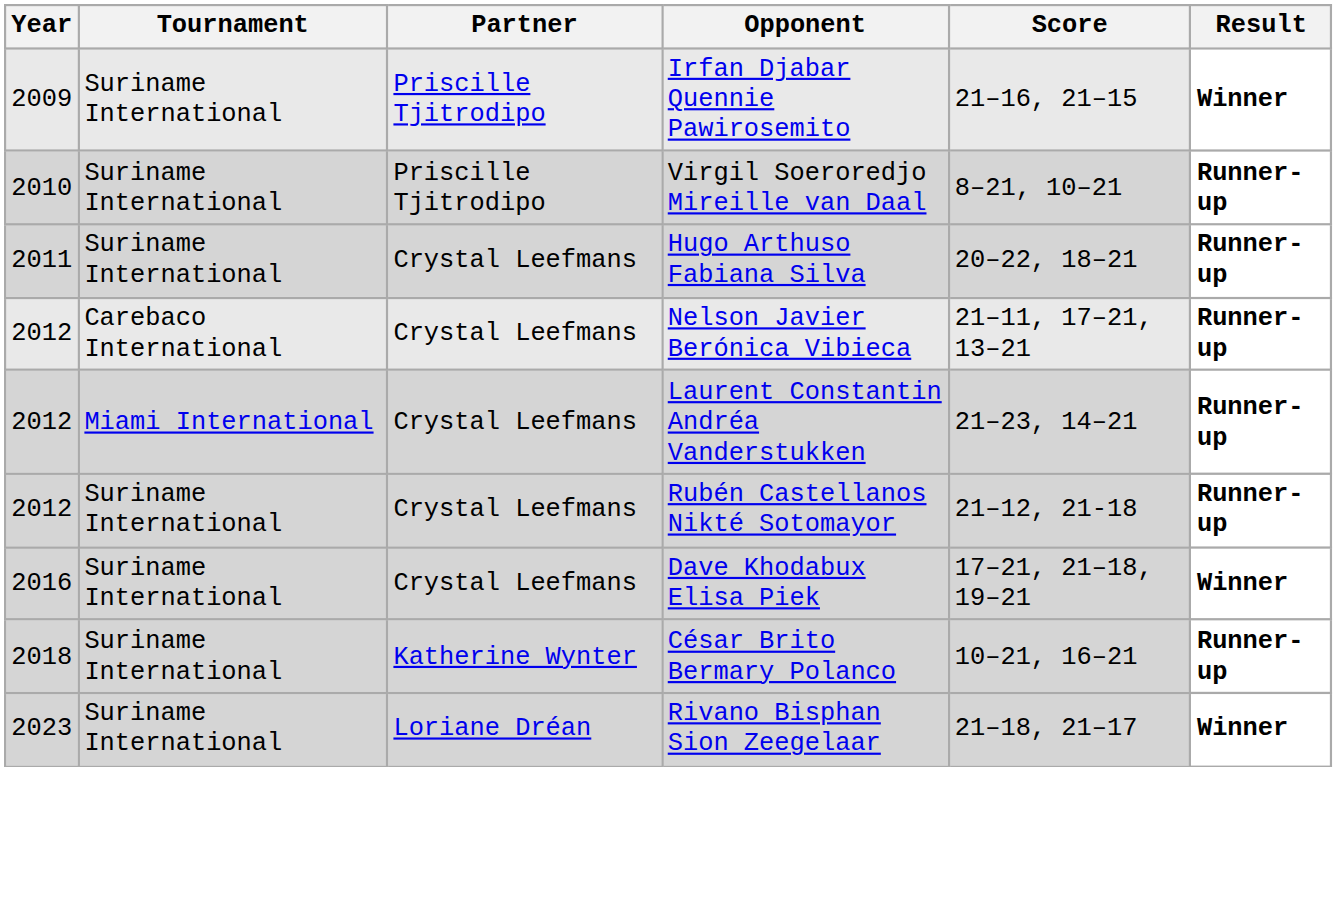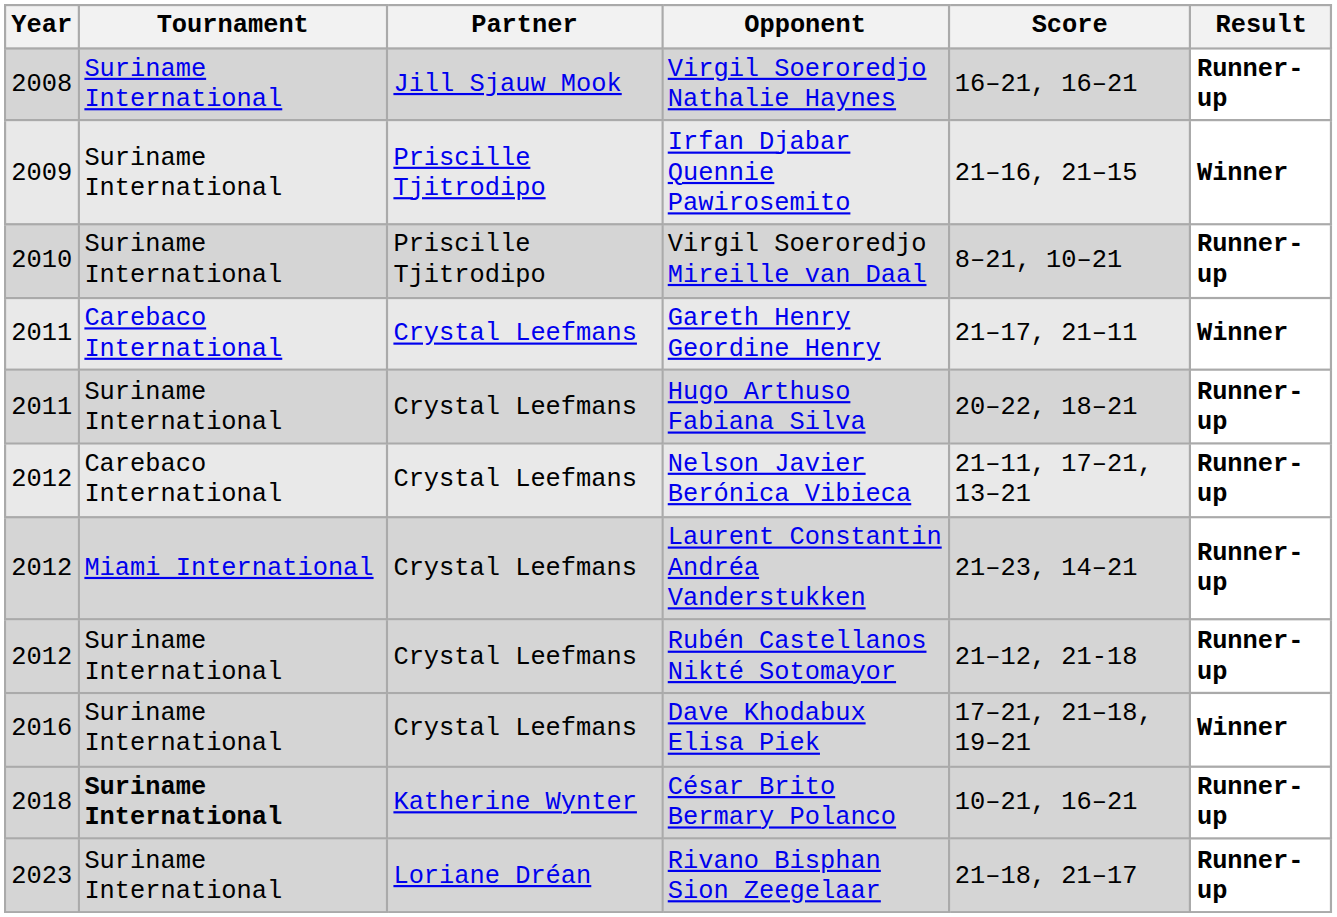+ row: (797, 84)
+ row: (774, 333)
(183, 656) normal -> (183, 802) bold
(1243, 729) Winner -> (1250, 875) Runner-up
